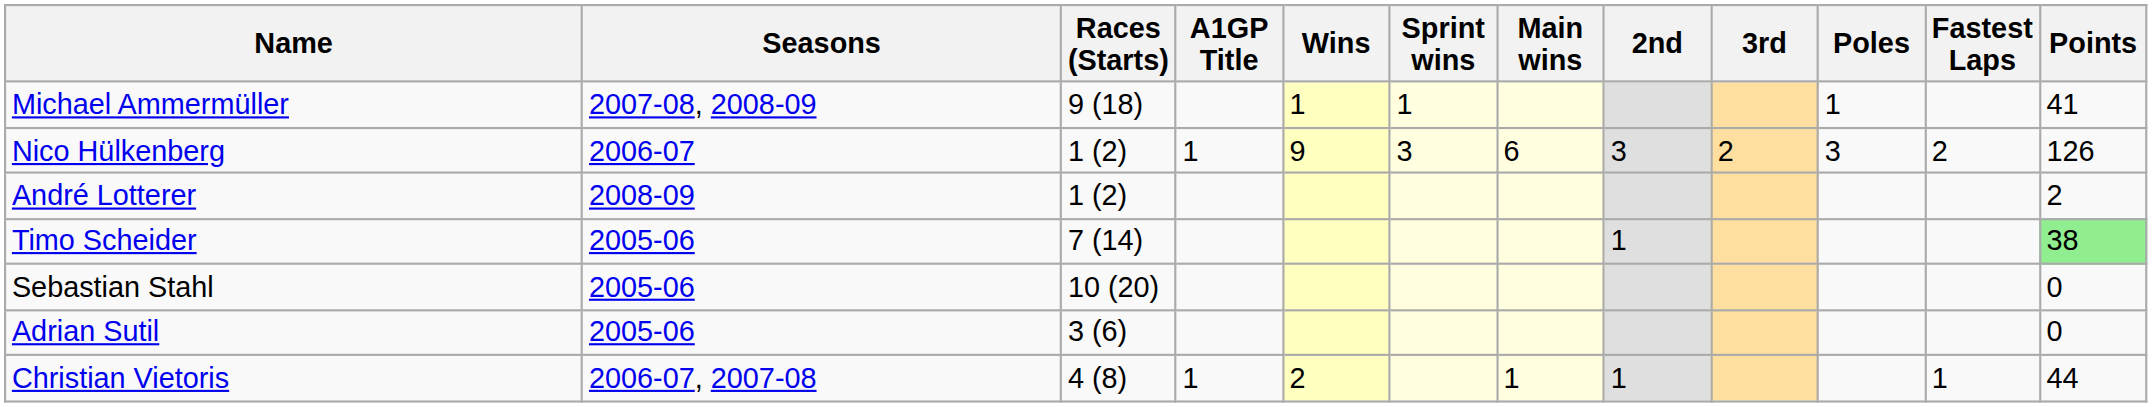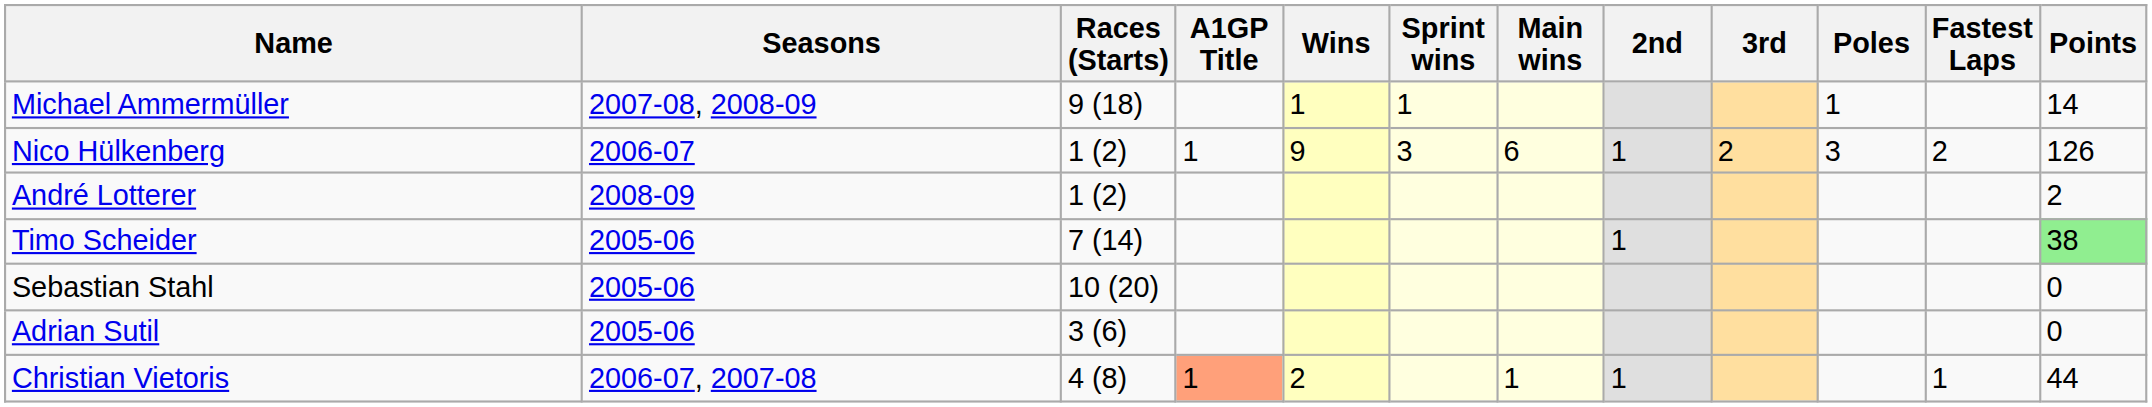(2062, 105) 41 -> (2062, 105) 14
(1619, 150) 3 -> (1619, 150) 1
(1190, 377) no background -> (1190, 377) lightsalmon background
